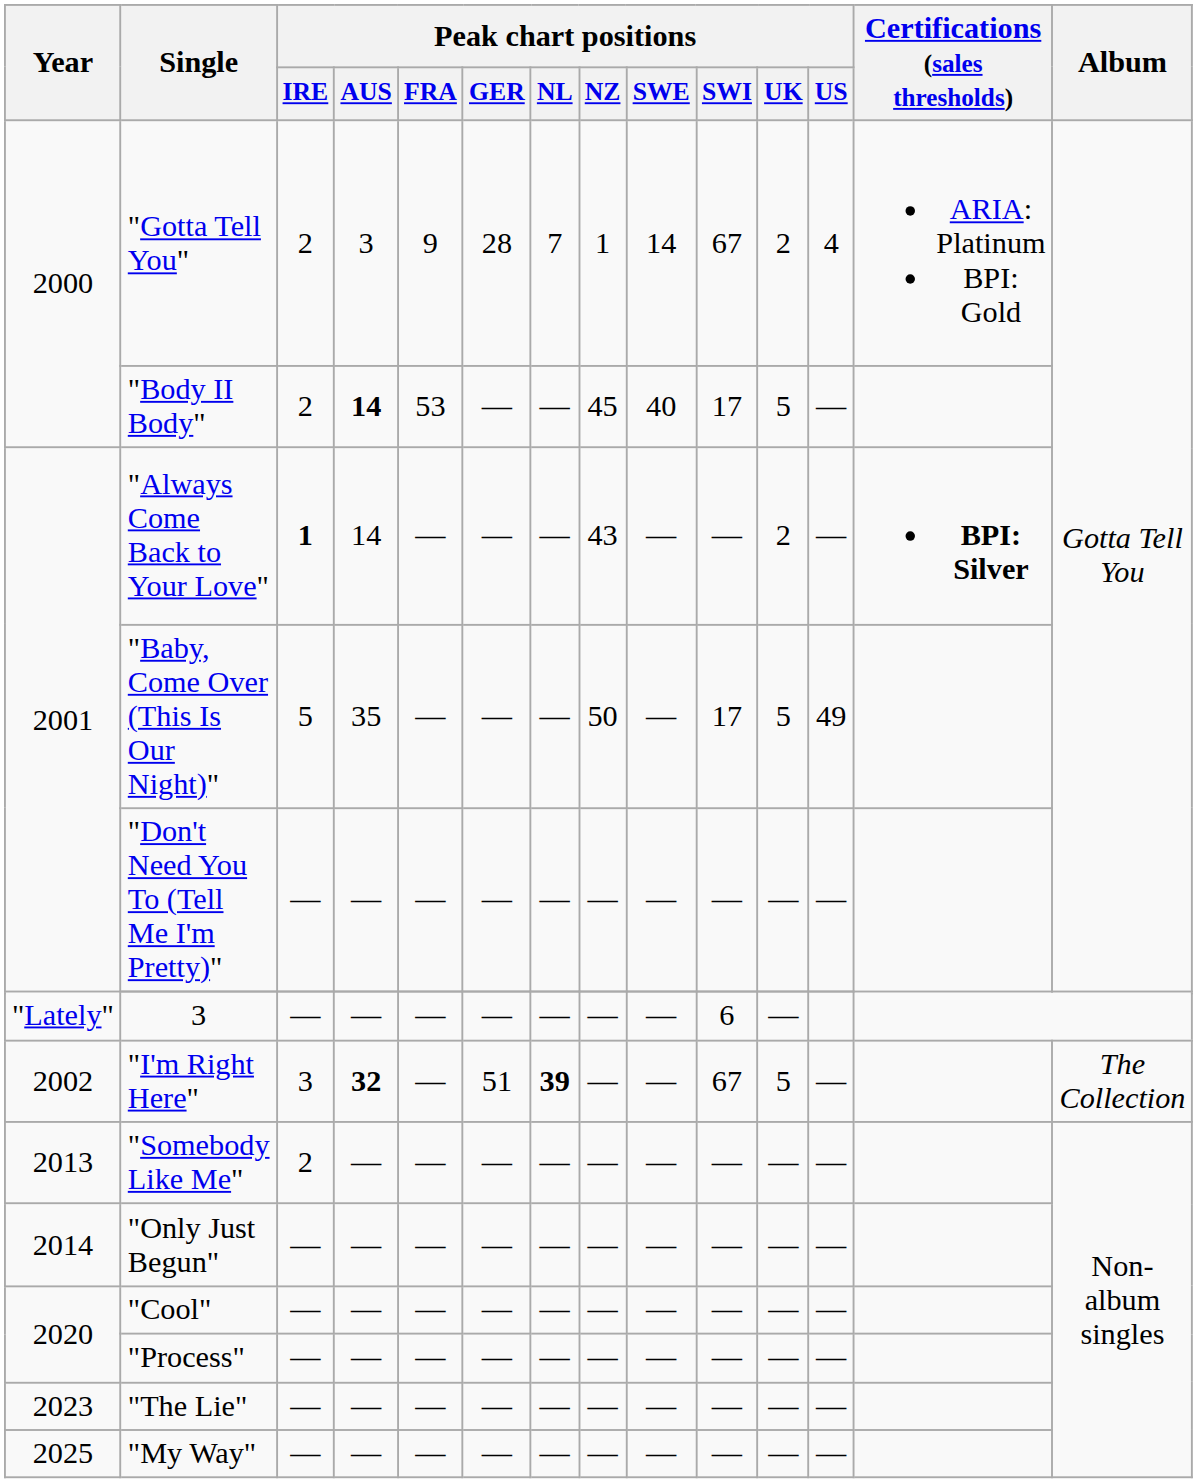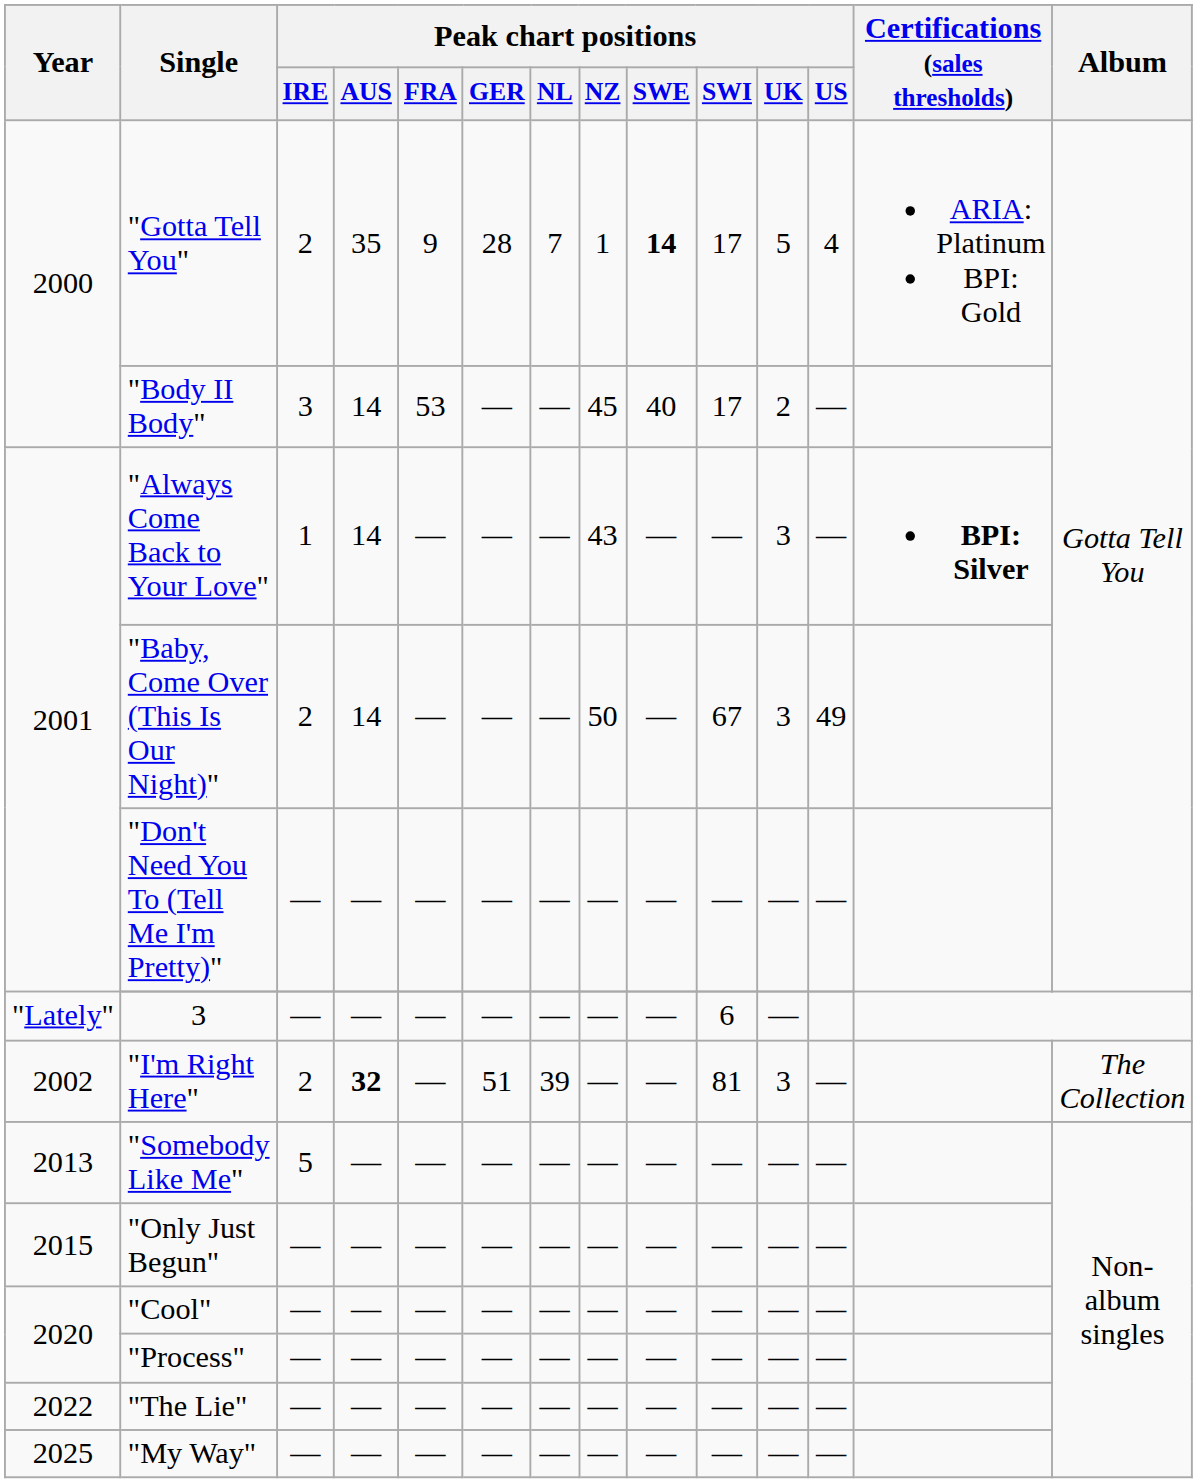(366, 242) 3 -> (366, 242) 35
(661, 242) normal -> (661, 242) bold
(727, 242) 67 -> (727, 242) 17
(783, 242) 2 -> (783, 242) 5
(305, 406) 2 -> (305, 406) 3
(366, 406) bold -> (366, 406) normal
(783, 406) 5 -> (783, 406) 2
(305, 535) bold -> (305, 535) normal
(783, 535) 2 -> (783, 535) 3
(305, 715) 5 -> (305, 715) 2
(366, 715) 35 -> (366, 715) 14
(727, 715) 17 -> (727, 715) 67
(783, 715) 5 -> (783, 715) 3
(305, 1080) 3 -> (305, 1080) 2
(555, 1080) bold -> (555, 1080) normal
(727, 1080) 67 -> (727, 1080) 81
(783, 1080) 5 -> (783, 1080) 3
(305, 1162) 2 -> (305, 1162) 5
(63, 1244) 2014 -> (63, 1244) 2015
(63, 1405) 2023 -> (63, 1405) 2022
